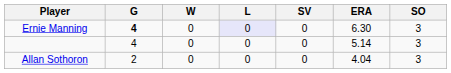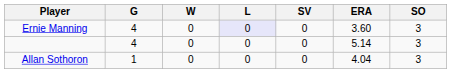(134, 28) bold -> (134, 28) normal
(361, 28) 6.30 -> (361, 28) 3.60
(134, 60) 2 -> (134, 60) 1
